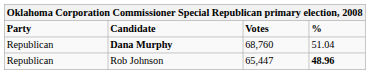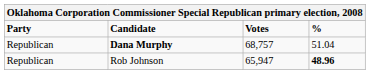(259, 45) 68,760 -> (259, 45) 68,757
(259, 61) 65,447 -> (259, 61) 65,947
